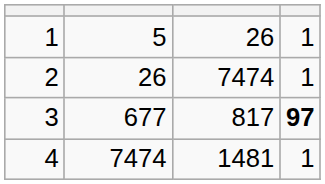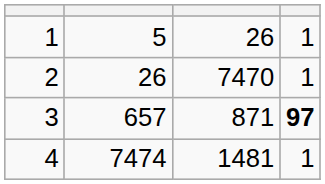(246, 77) 7474 -> (246, 77) 7470
(145, 117) 677 -> (145, 117) 657
(253, 117) 817 -> (253, 117) 871
